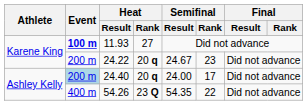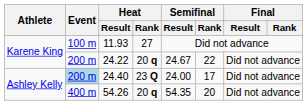(82, 44) bold -> (82, 44) normal
(210, 60) 23 -> (210, 60) 22
(148, 77) 20 q -> (147, 77) 23 Q
(148, 93) 23 Q -> (147, 93) 20 q
(210, 93) 22 -> (210, 93) 20
